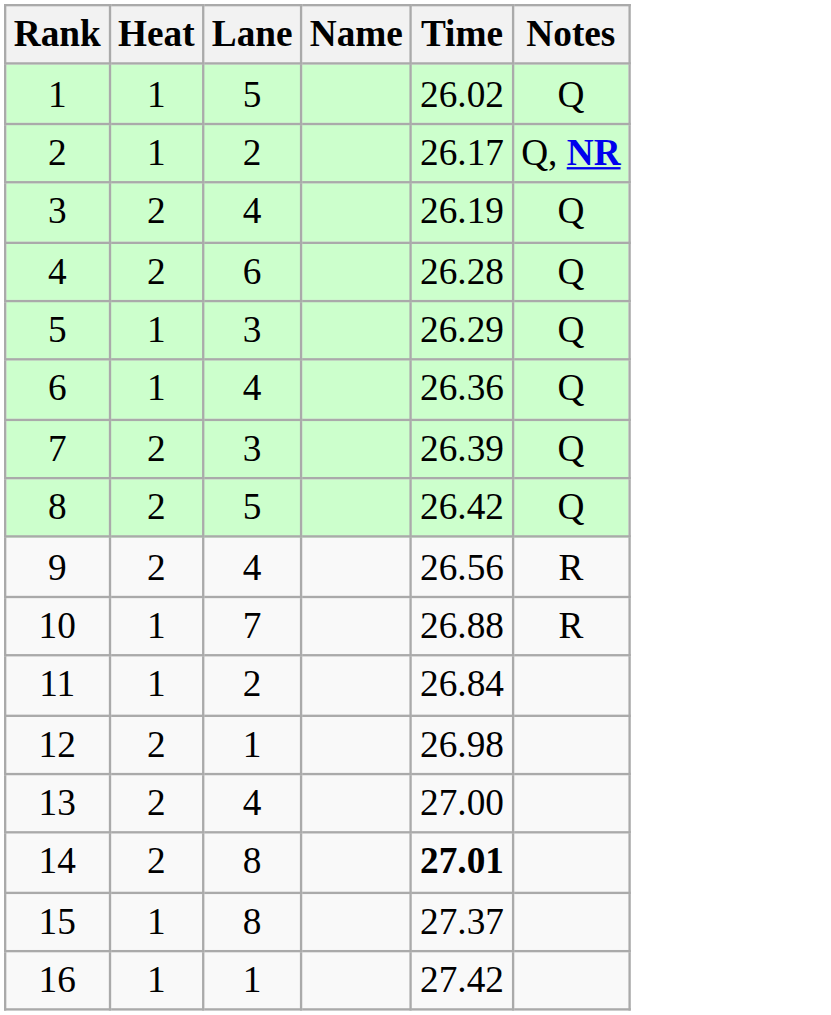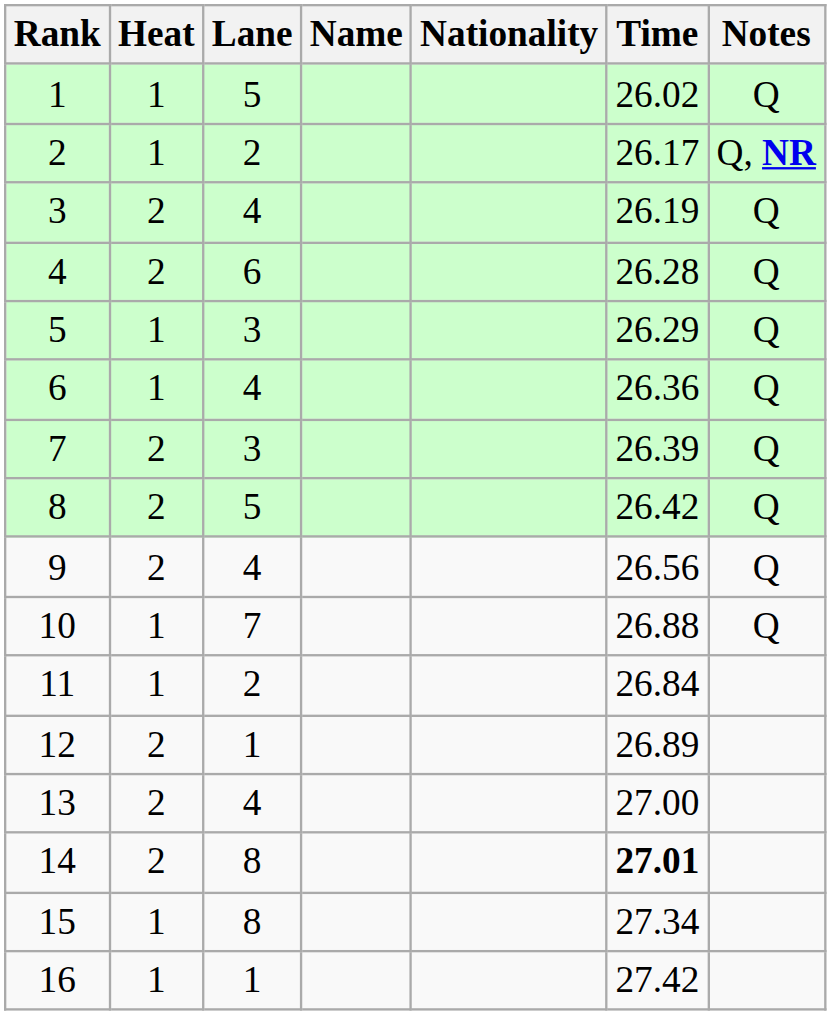+ column: (509, 34)
(571, 566) R -> (766, 566) Q
(571, 625) R -> (766, 625) Q
(462, 743) 26.98 -> (657, 743) 26.89
(462, 920) 27.37 -> (657, 920) 27.34
